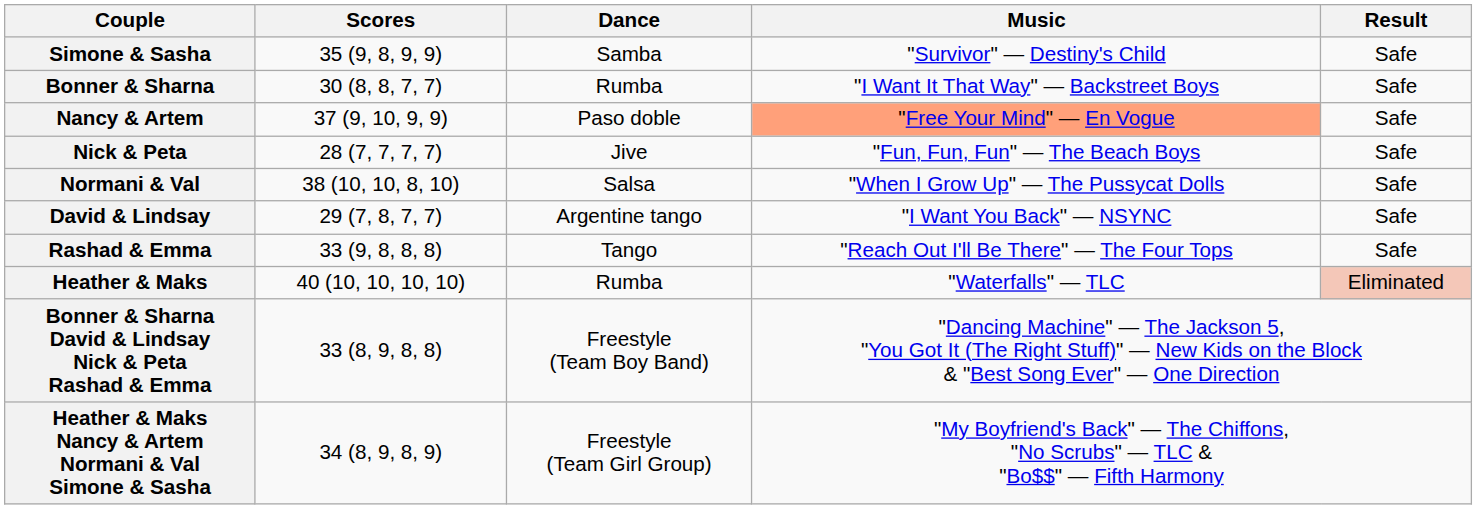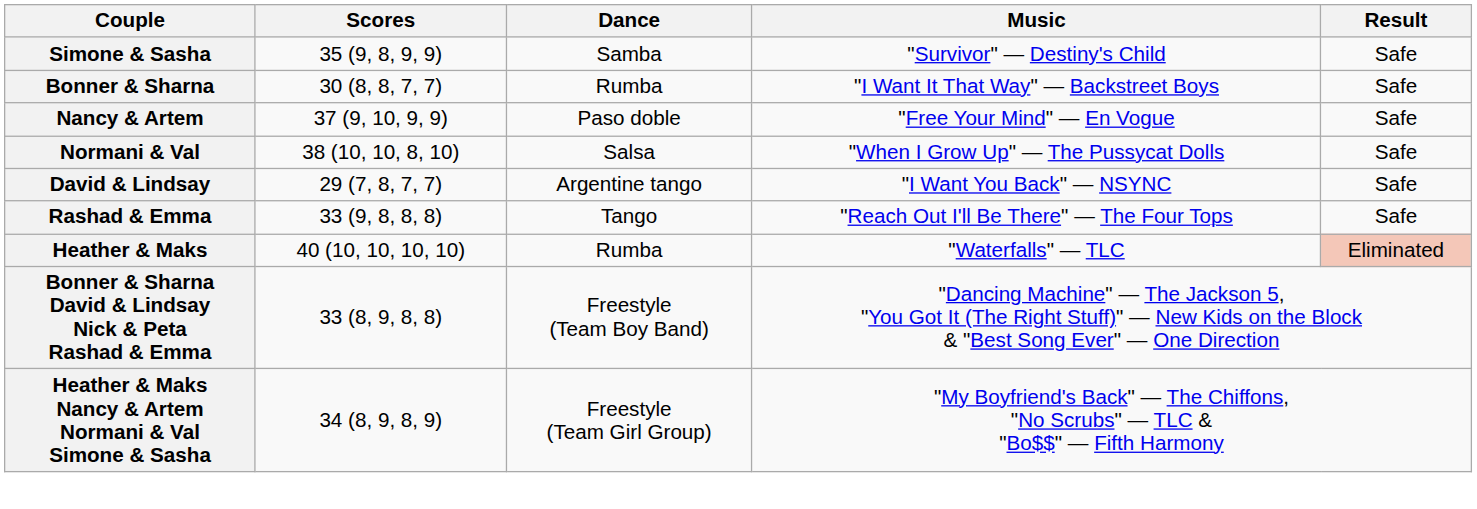(1037, 119) lightsalmon background -> (1037, 119) no background
- row: (130, 151)
